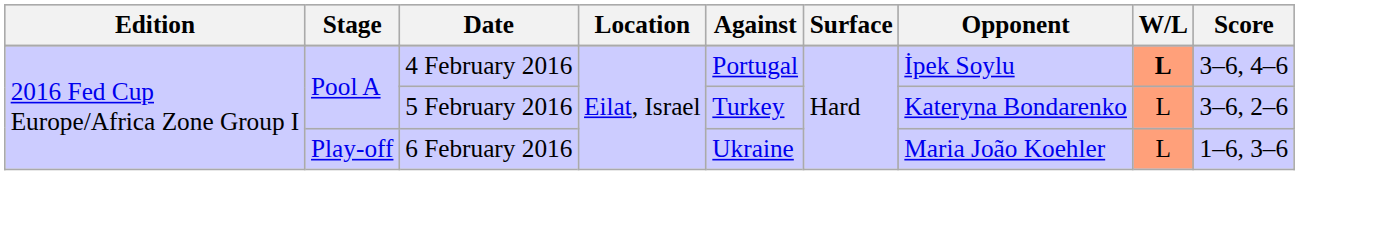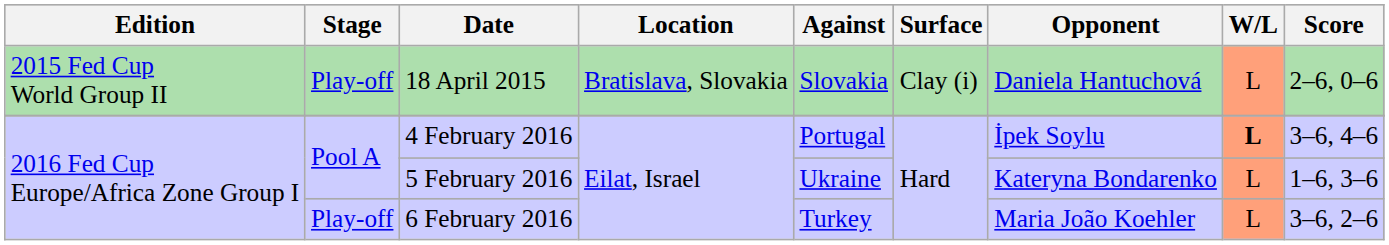+ row: (475, 80)
(748, 106) Turkey -> (840, 177) Ukraine
(1244, 106) 3–6, 2–6 -> (1334, 177) 1–6, 3–6
(753, 147) Ukraine -> (836, 218) Turkey
(1244, 147) 1–6, 3–6 -> (1334, 218) 3–6, 2–6
